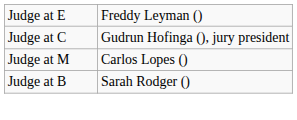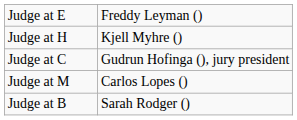+ row: (37, 37)
